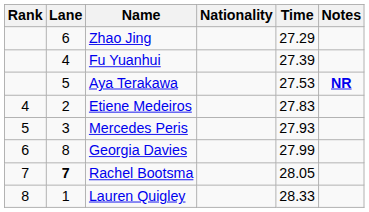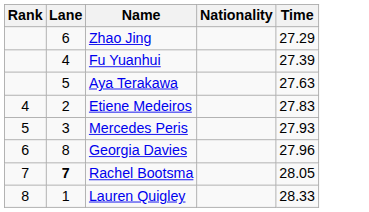- column: (341, 15)
(297, 83) 27.53 -> (297, 83) 27.63
(297, 151) 27.99 -> (297, 151) 27.96
